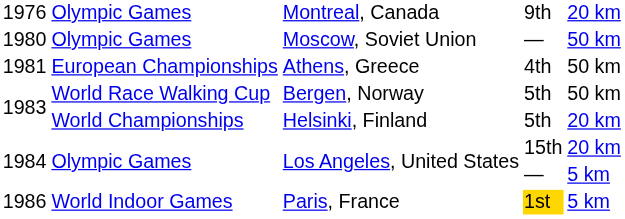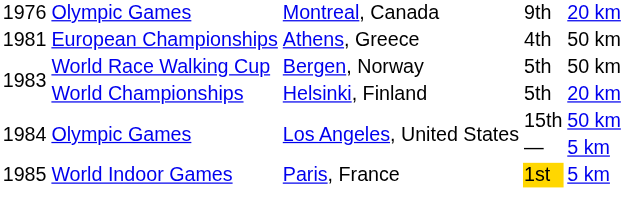- row: (380, 39)
(594, 147) 20 km -> (594, 120) 50 km
(25, 202) 1986 -> (25, 175) 1985
